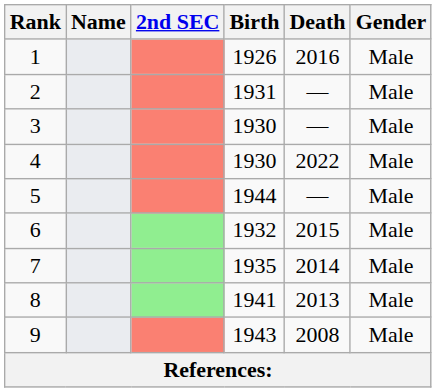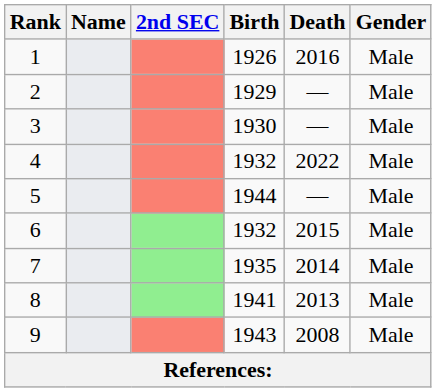(254, 91) 1931 -> (254, 91) 1929
(254, 160) 1930 -> (254, 160) 1932
